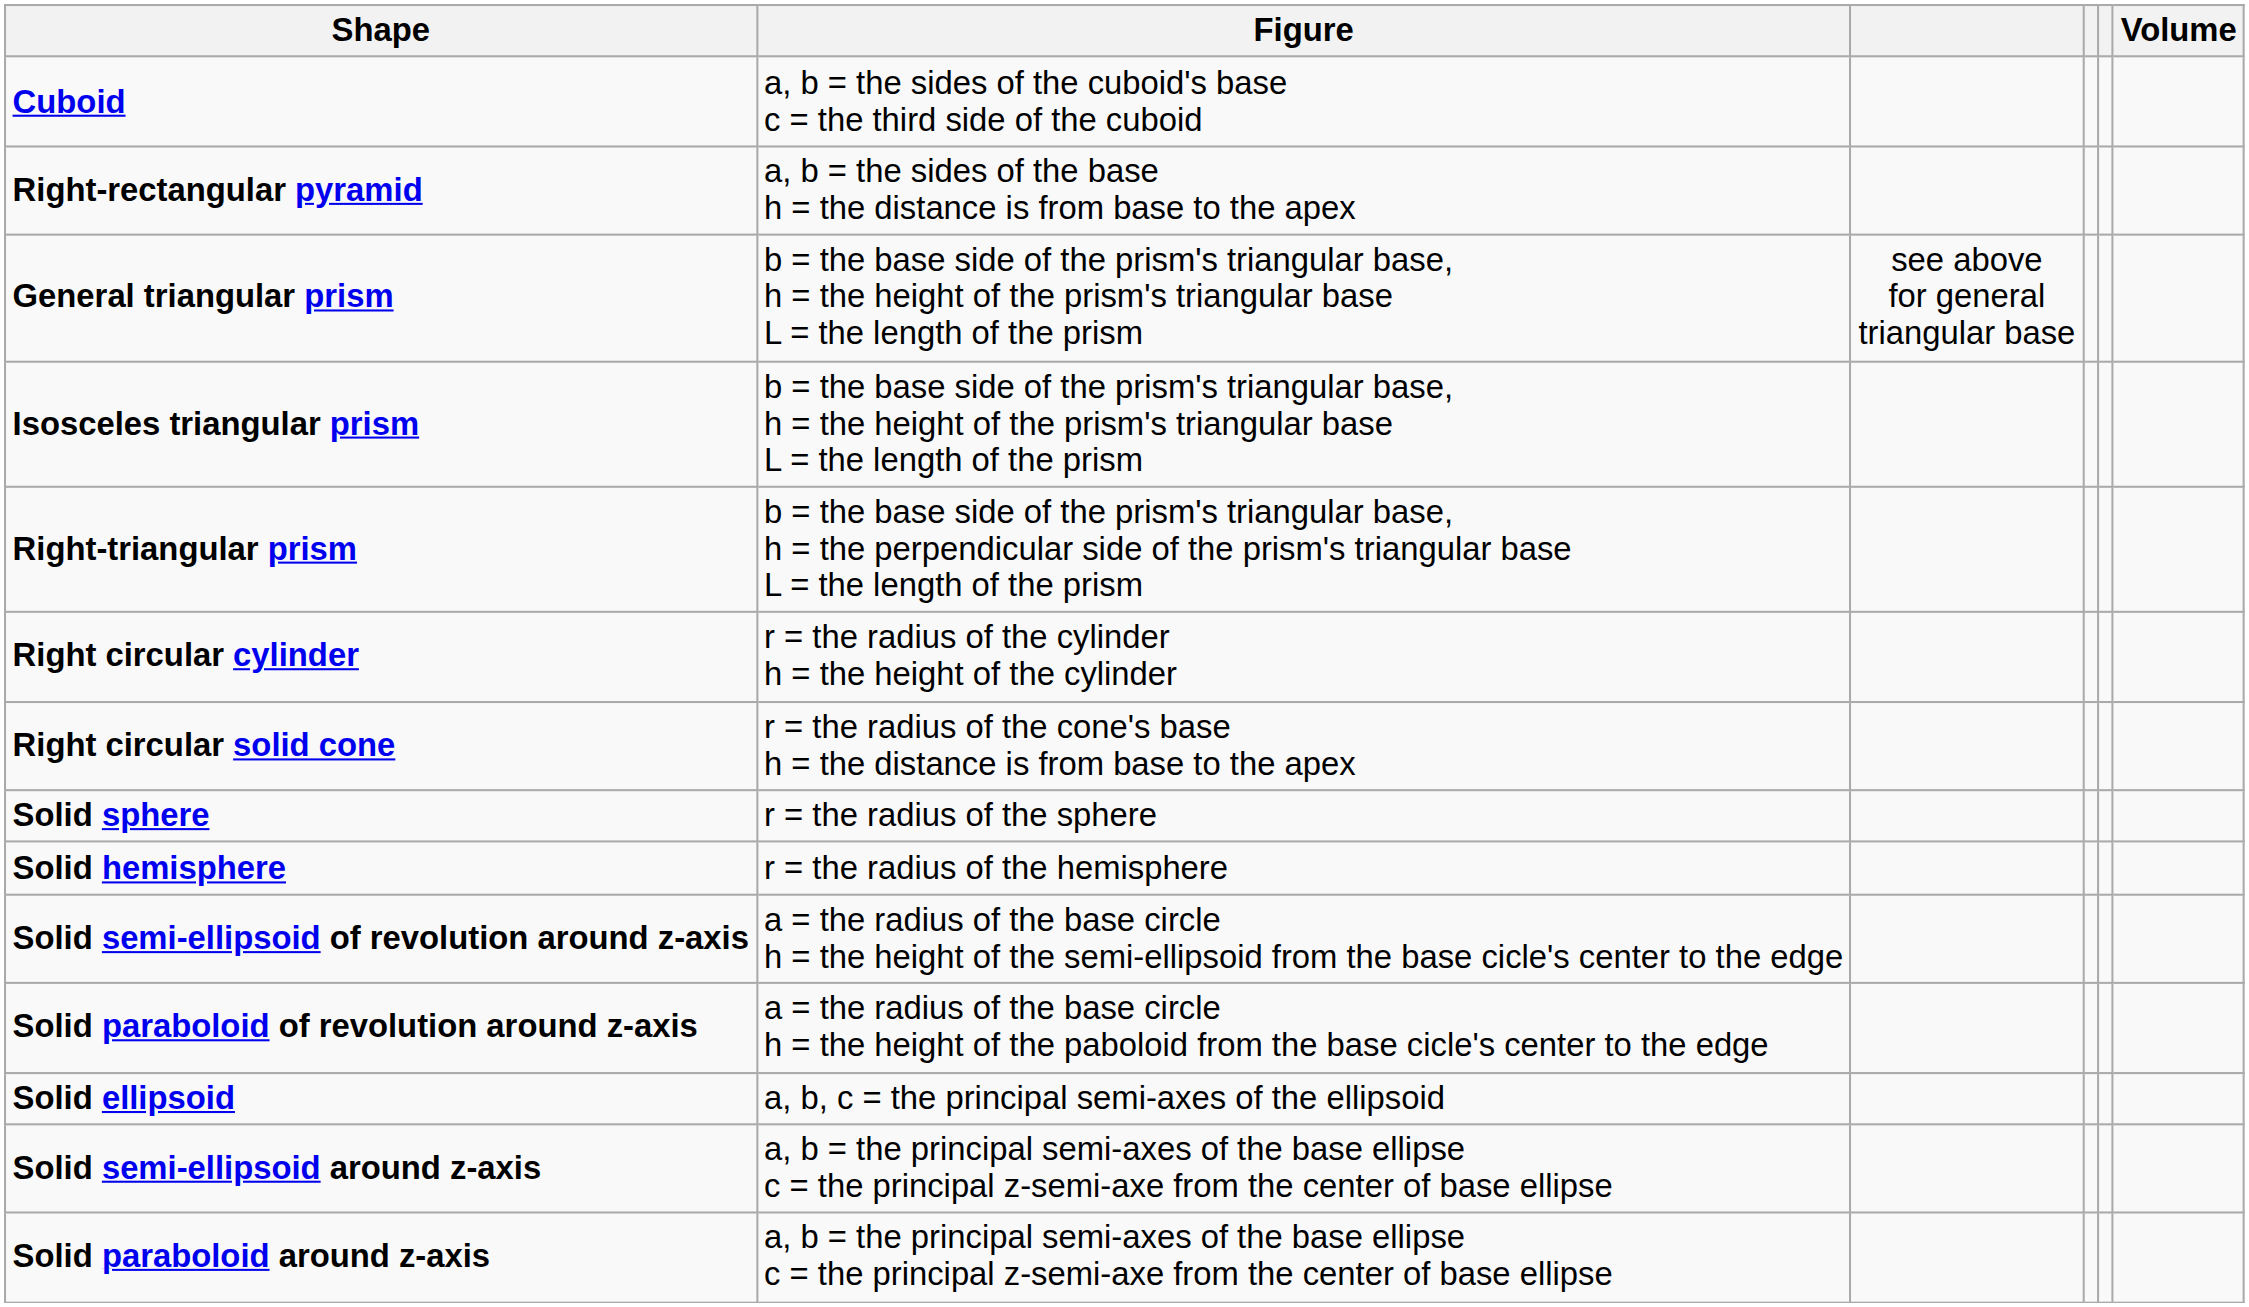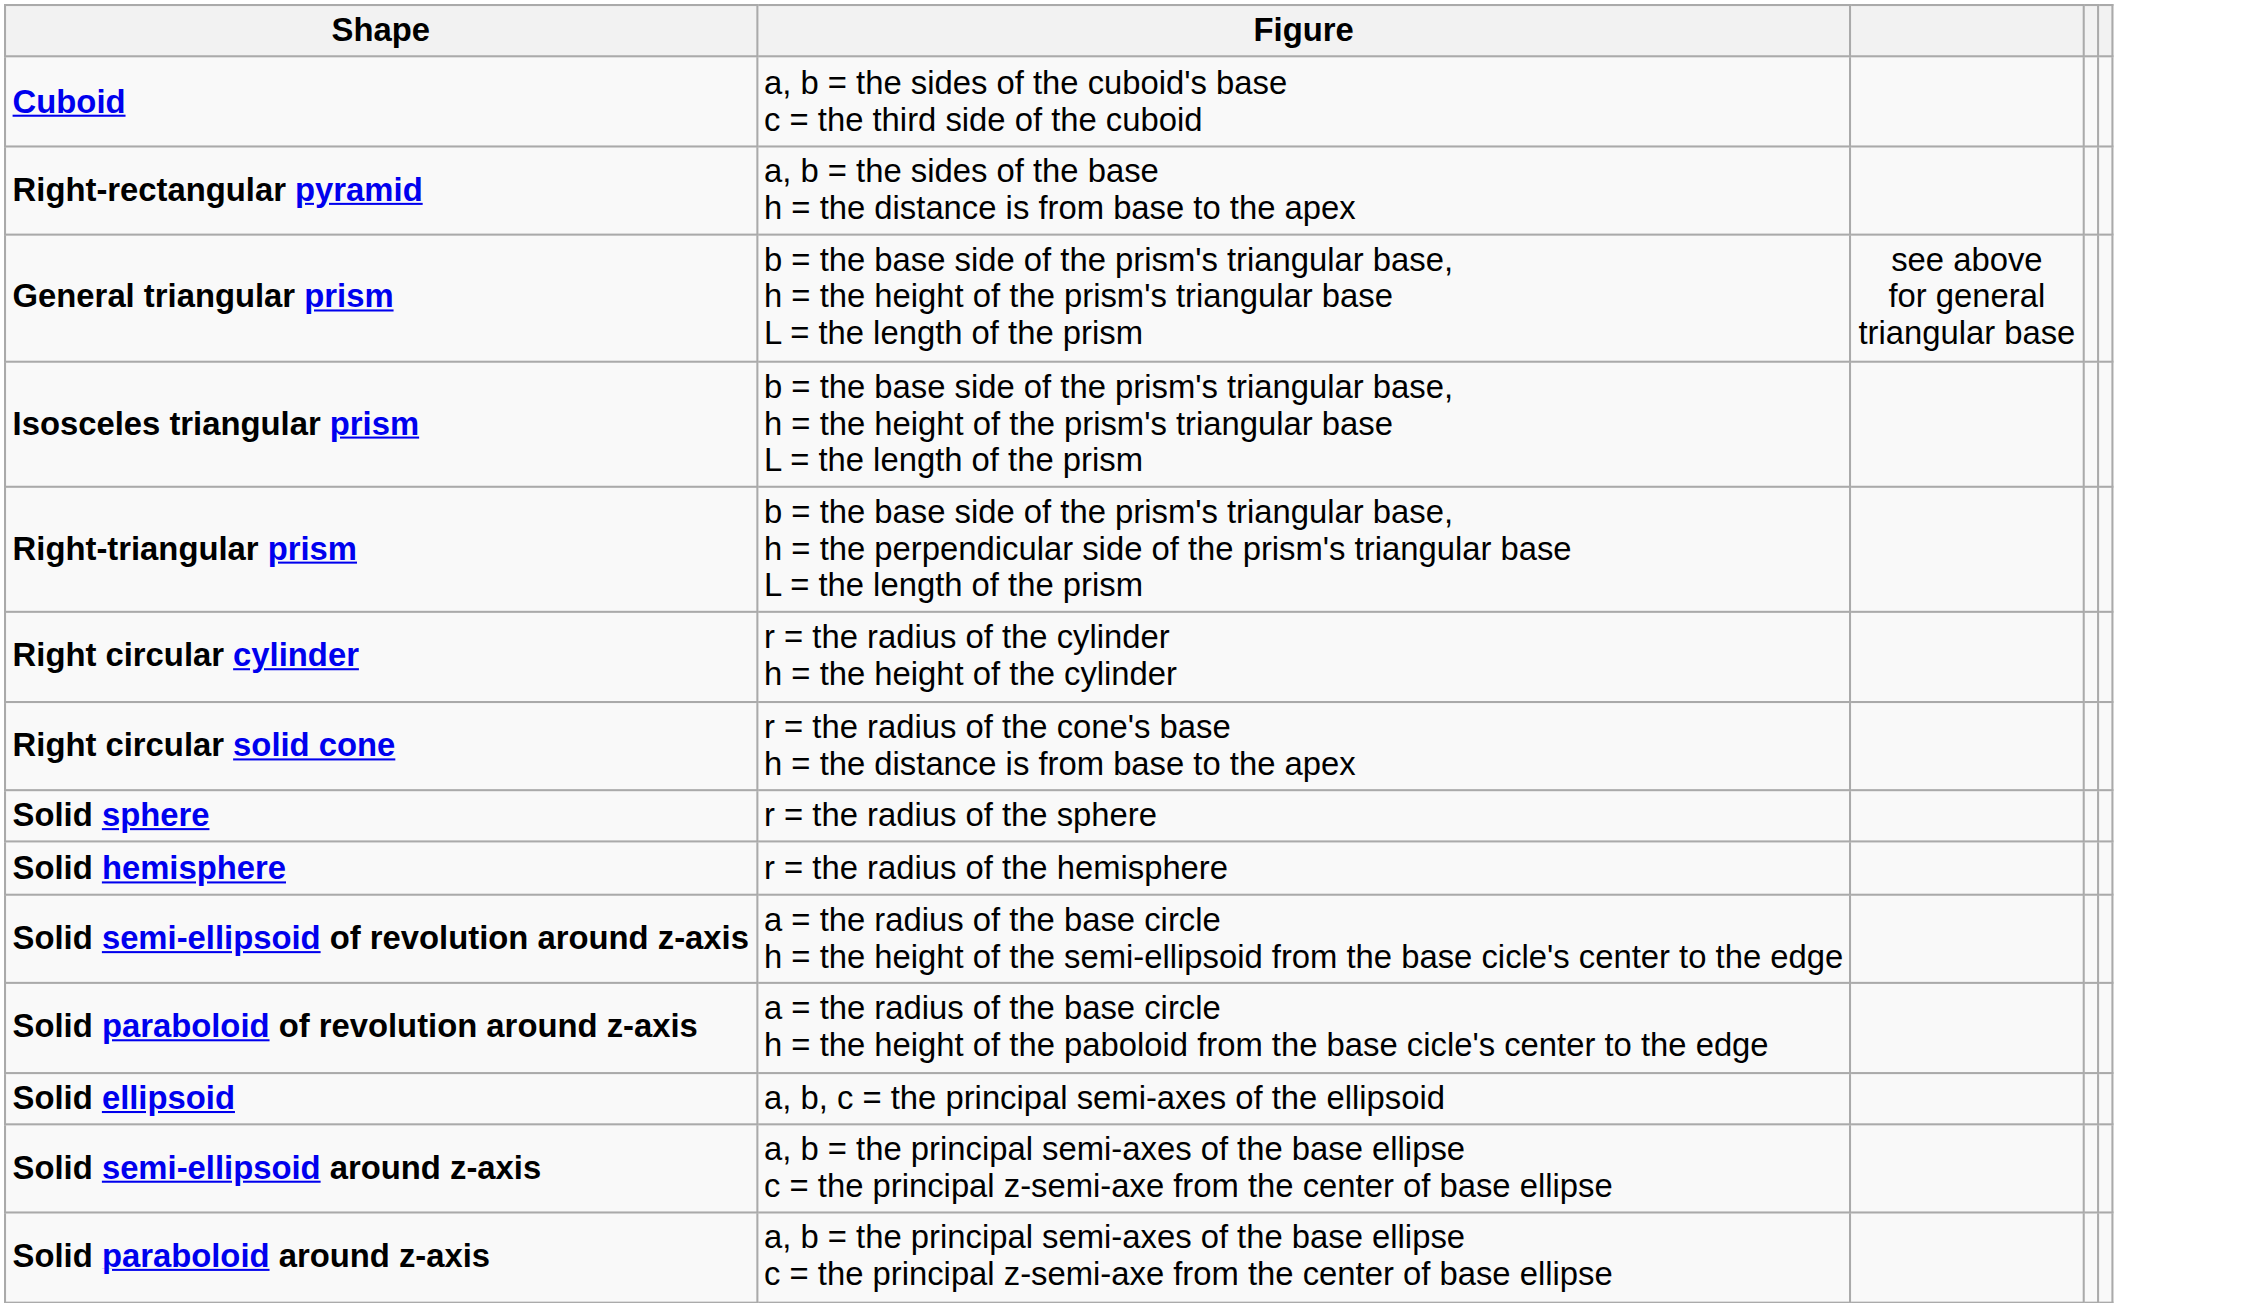- column: (2179, 30)
